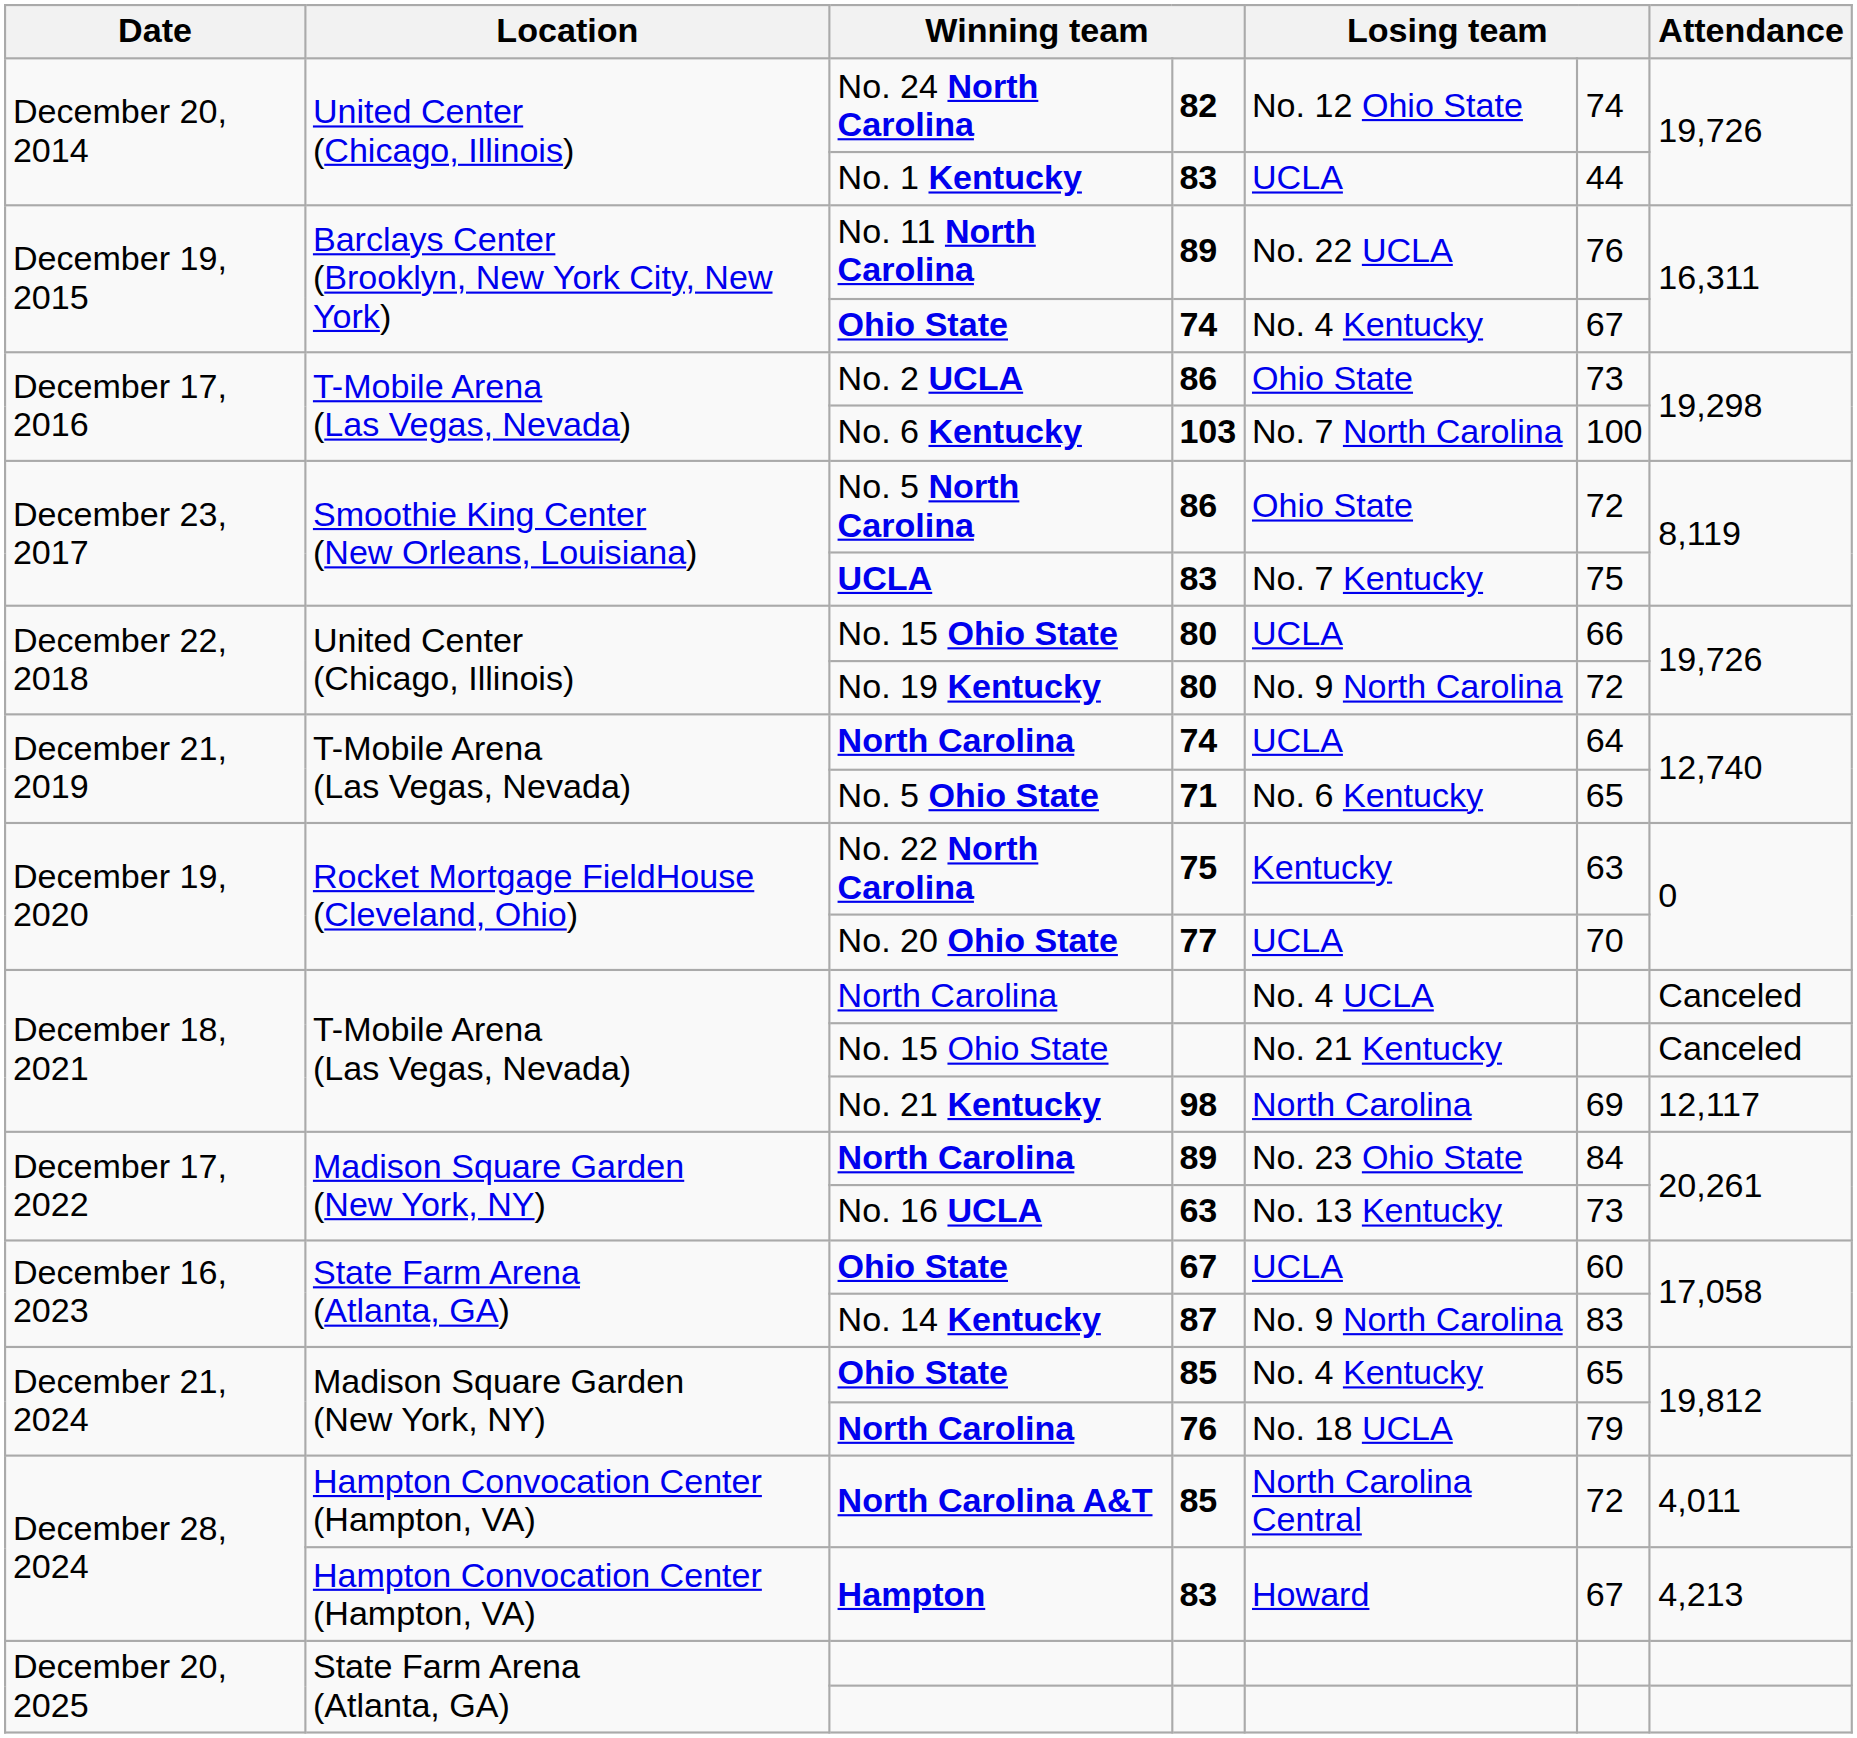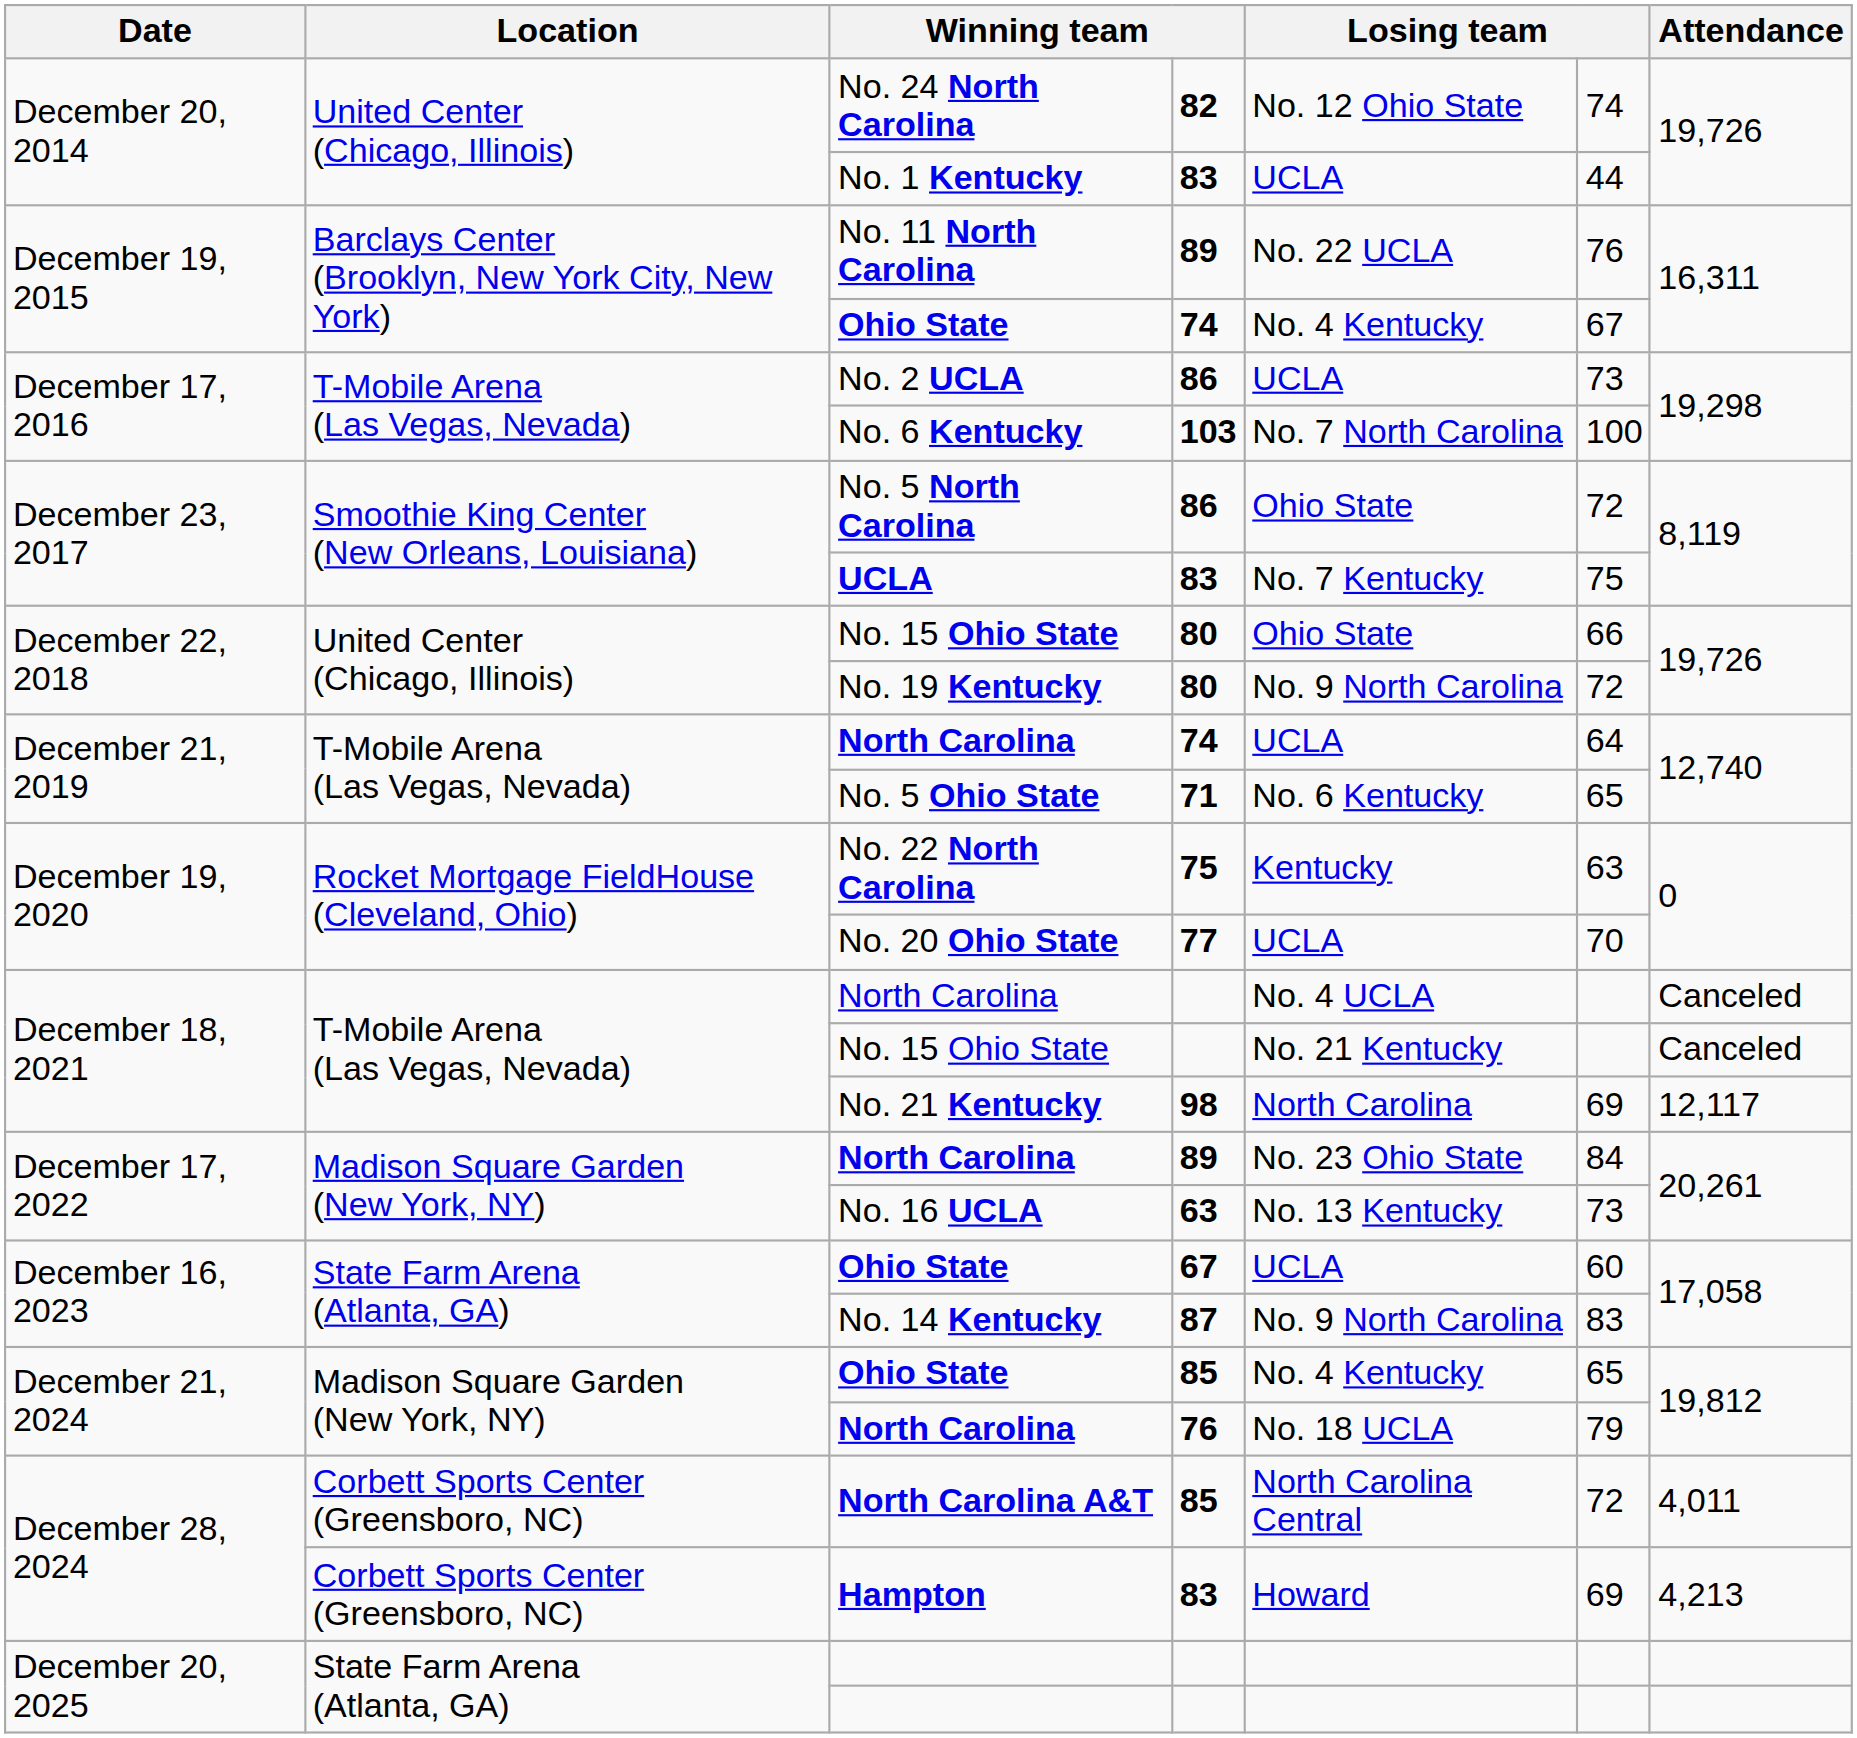(1333, 378) Ohio State -> (1298, 378) UCLA
(1297, 632) UCLA -> (1333, 632) Ohio State
(537, 1501) Hampton Convocation Center (Hampton, VA) -> (478, 1501) Corbett Sports Center (Greensboro, NC)
(537, 1593) Hampton Convocation Center (Hampton, VA) -> (478, 1593) Corbett Sports Center (Greensboro, NC)
(1605, 1593) 67 -> (1605, 1593) 69
